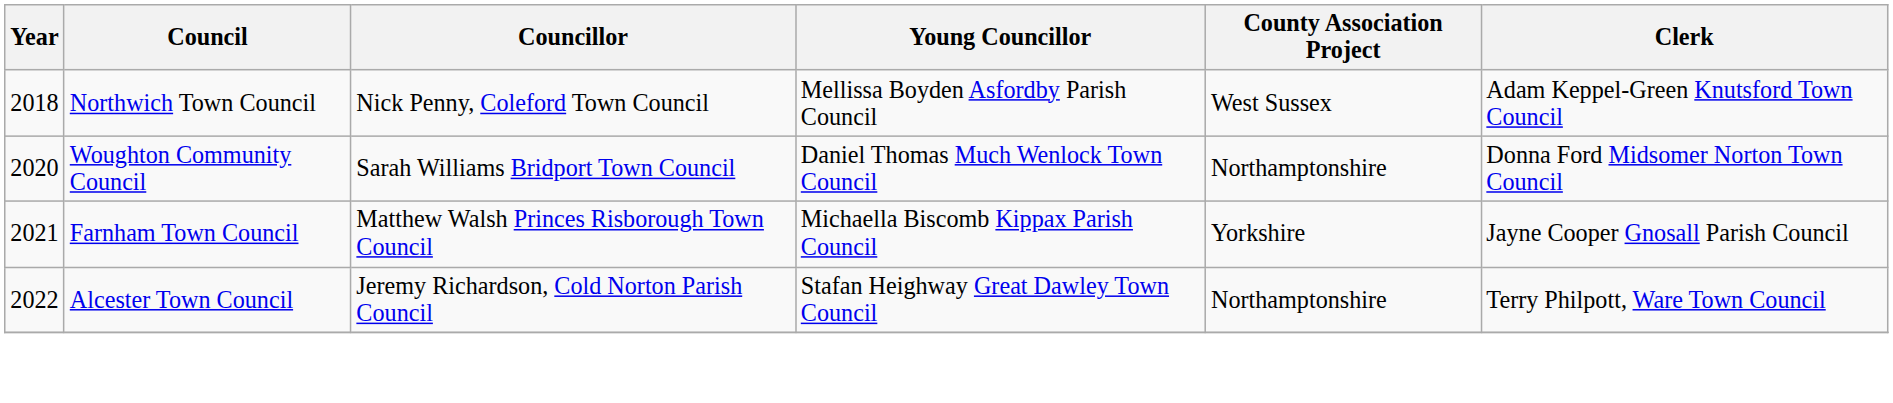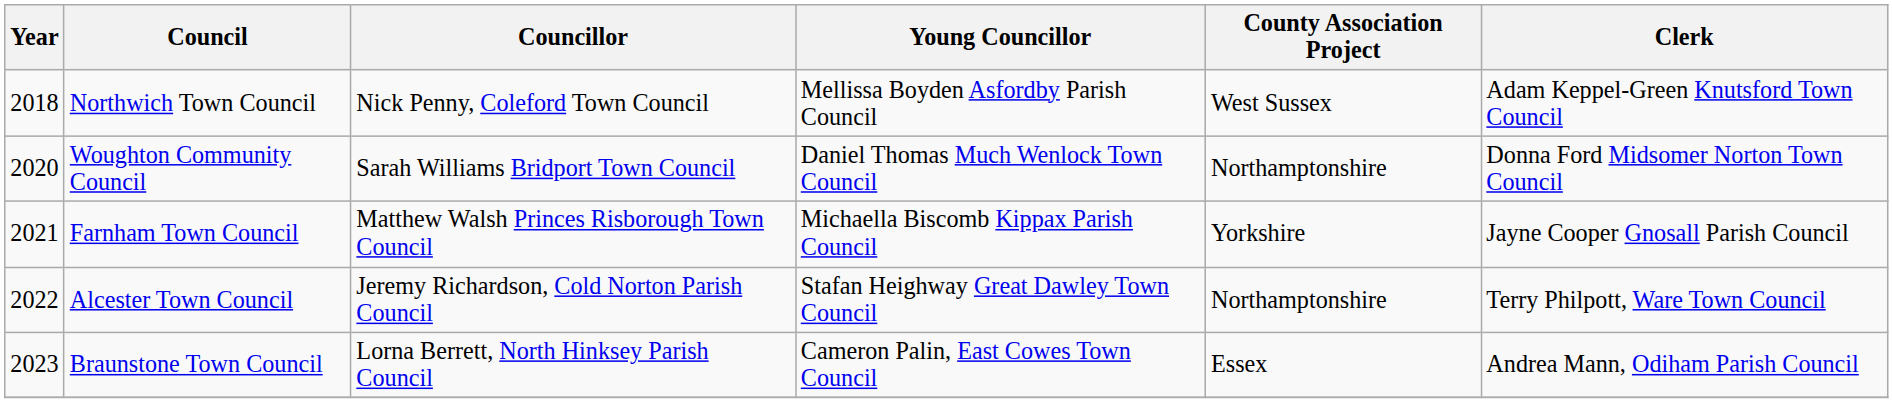+ row: (196, 364)
